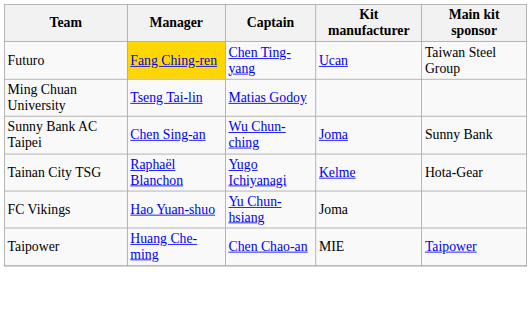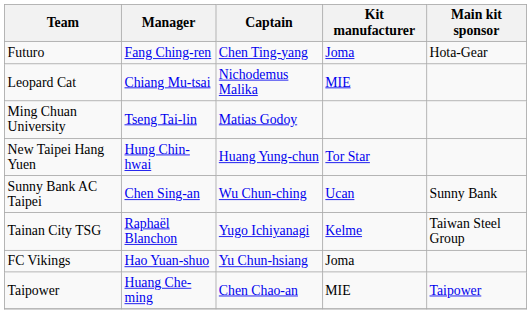(174, 60) gold background -> (168, 52) no background
(333, 60) Ucan -> (340, 52) Joma
(461, 60) Taiwan Steel Group -> (459, 52) Hota-Gear
+ row: (42, 82)
+ row: (56, 156)
(333, 135) Joma -> (340, 194) Ucan
(454, 172) Hota-Gear -> (465, 231) Taiwan Steel Group
